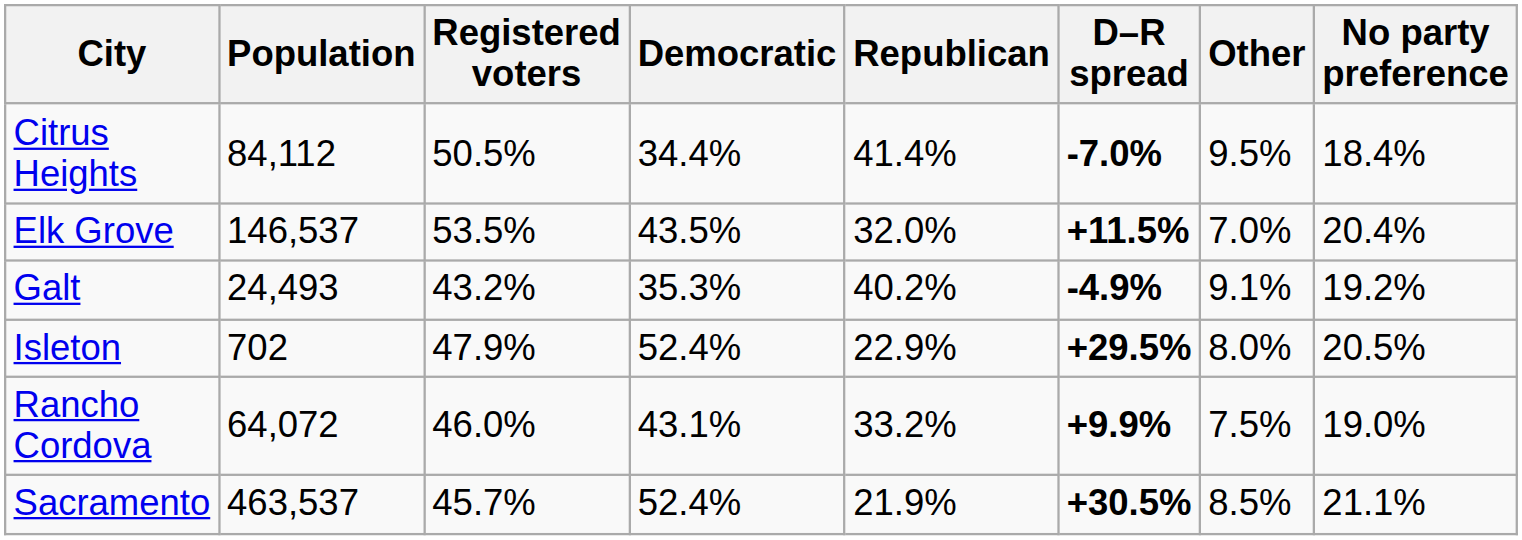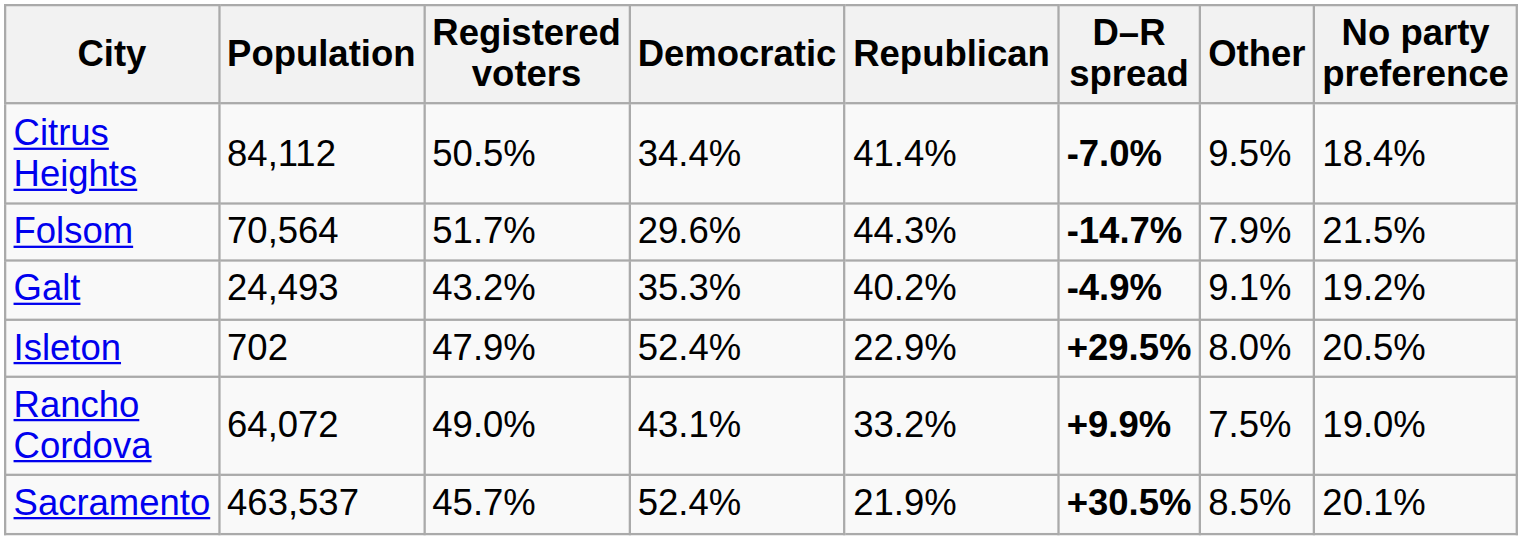- row: (94, 231)
+ row: (73, 231)
(484, 425) 46.0% -> (484, 425) 49.0%
(1374, 503) 21.1% -> (1374, 503) 20.1%
